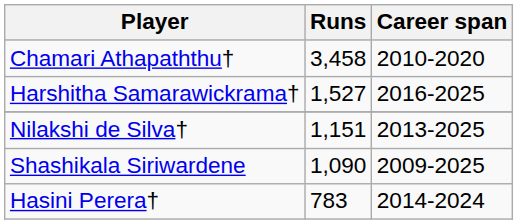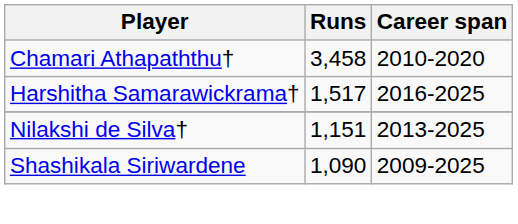(338, 93) 1,527 -> (338, 93) 1,517
- row: (85, 201)
